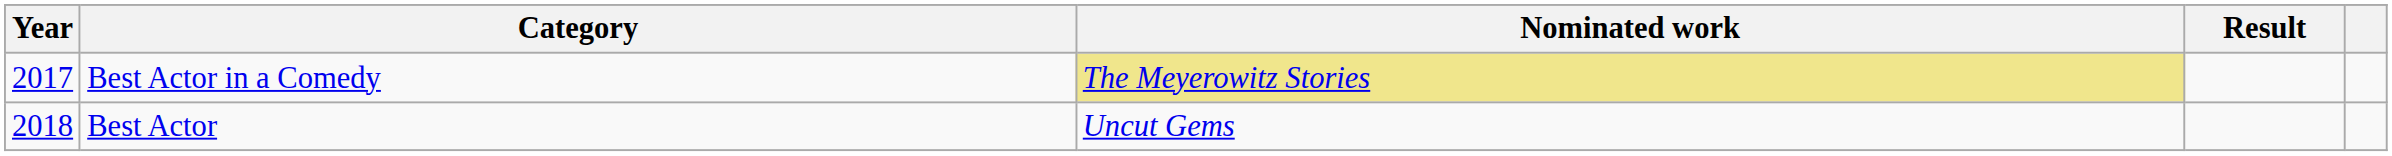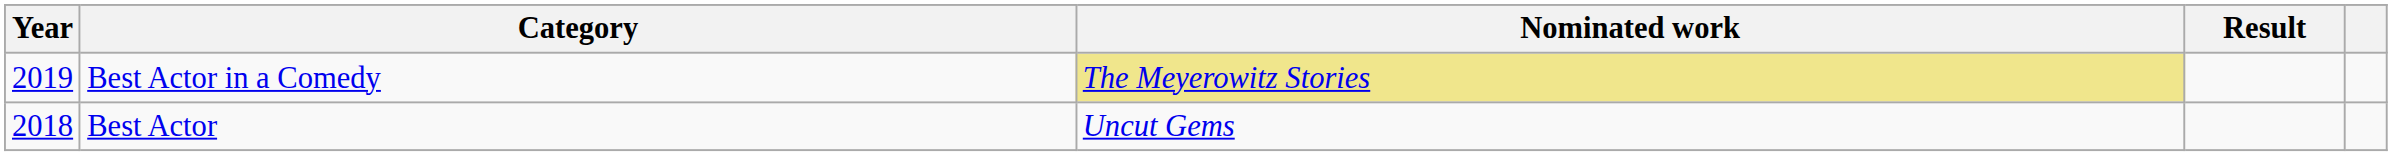(43, 77) 2017 -> (43, 77) 2019
